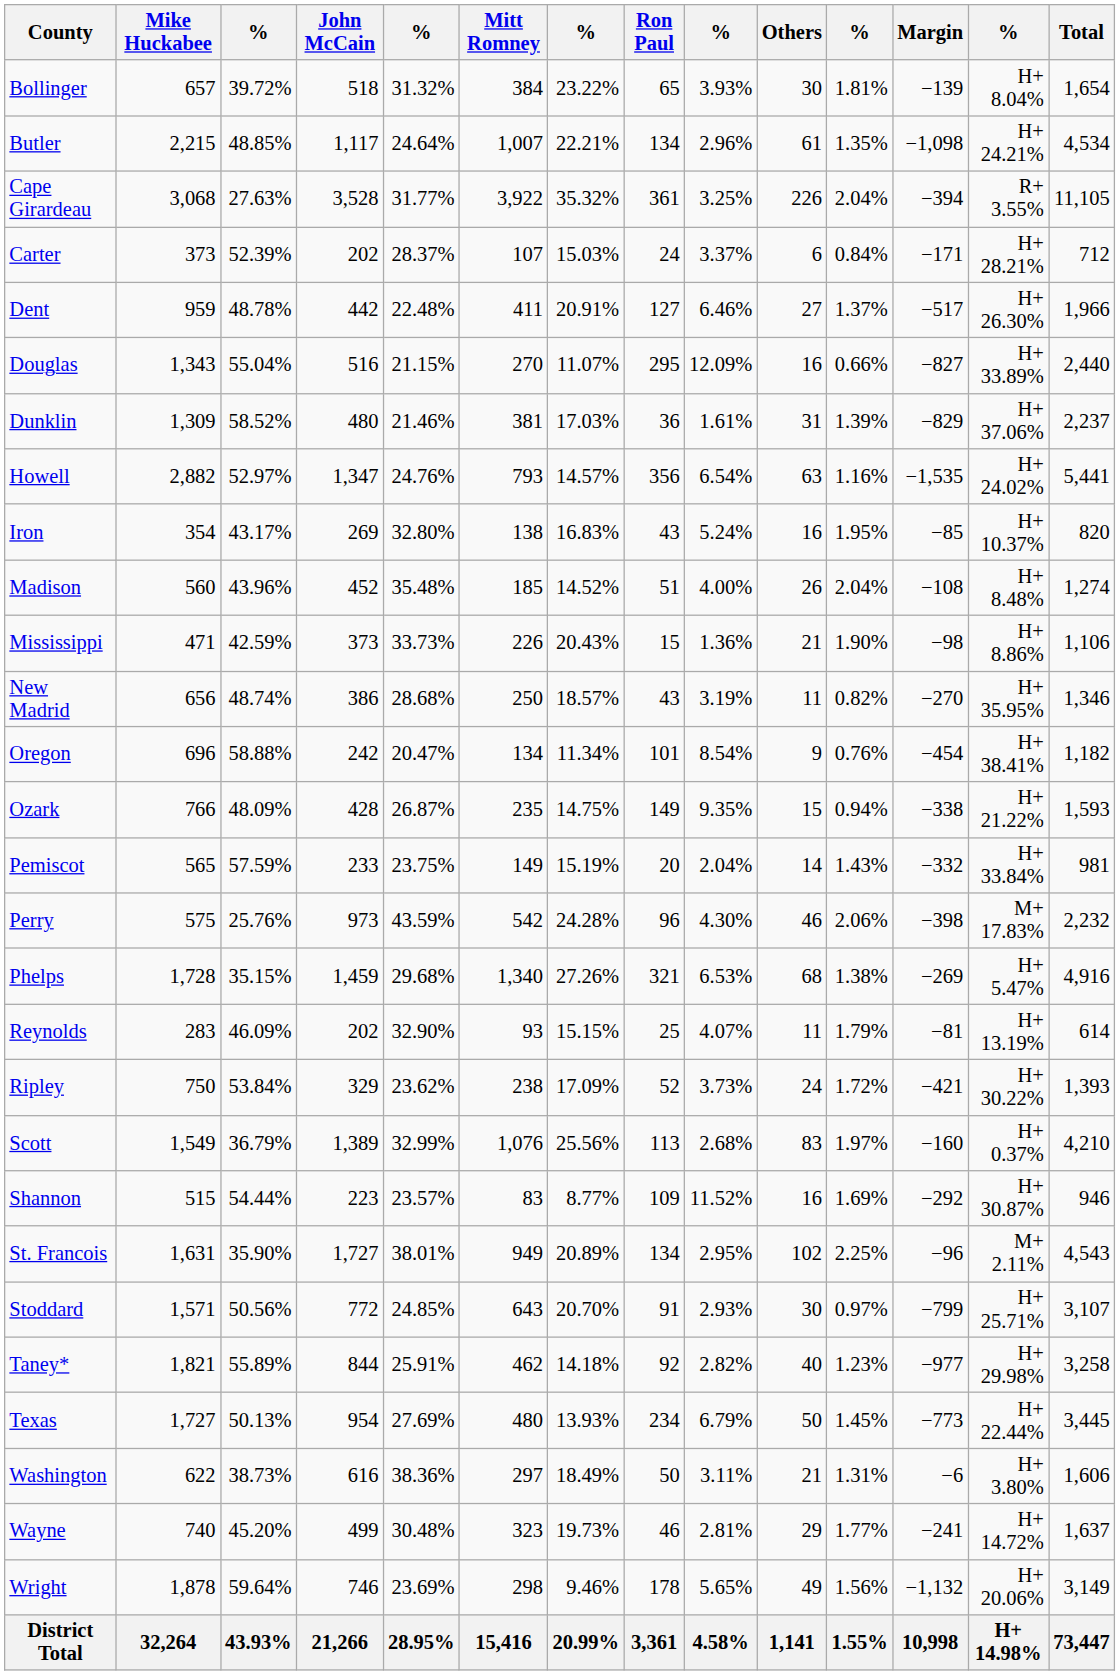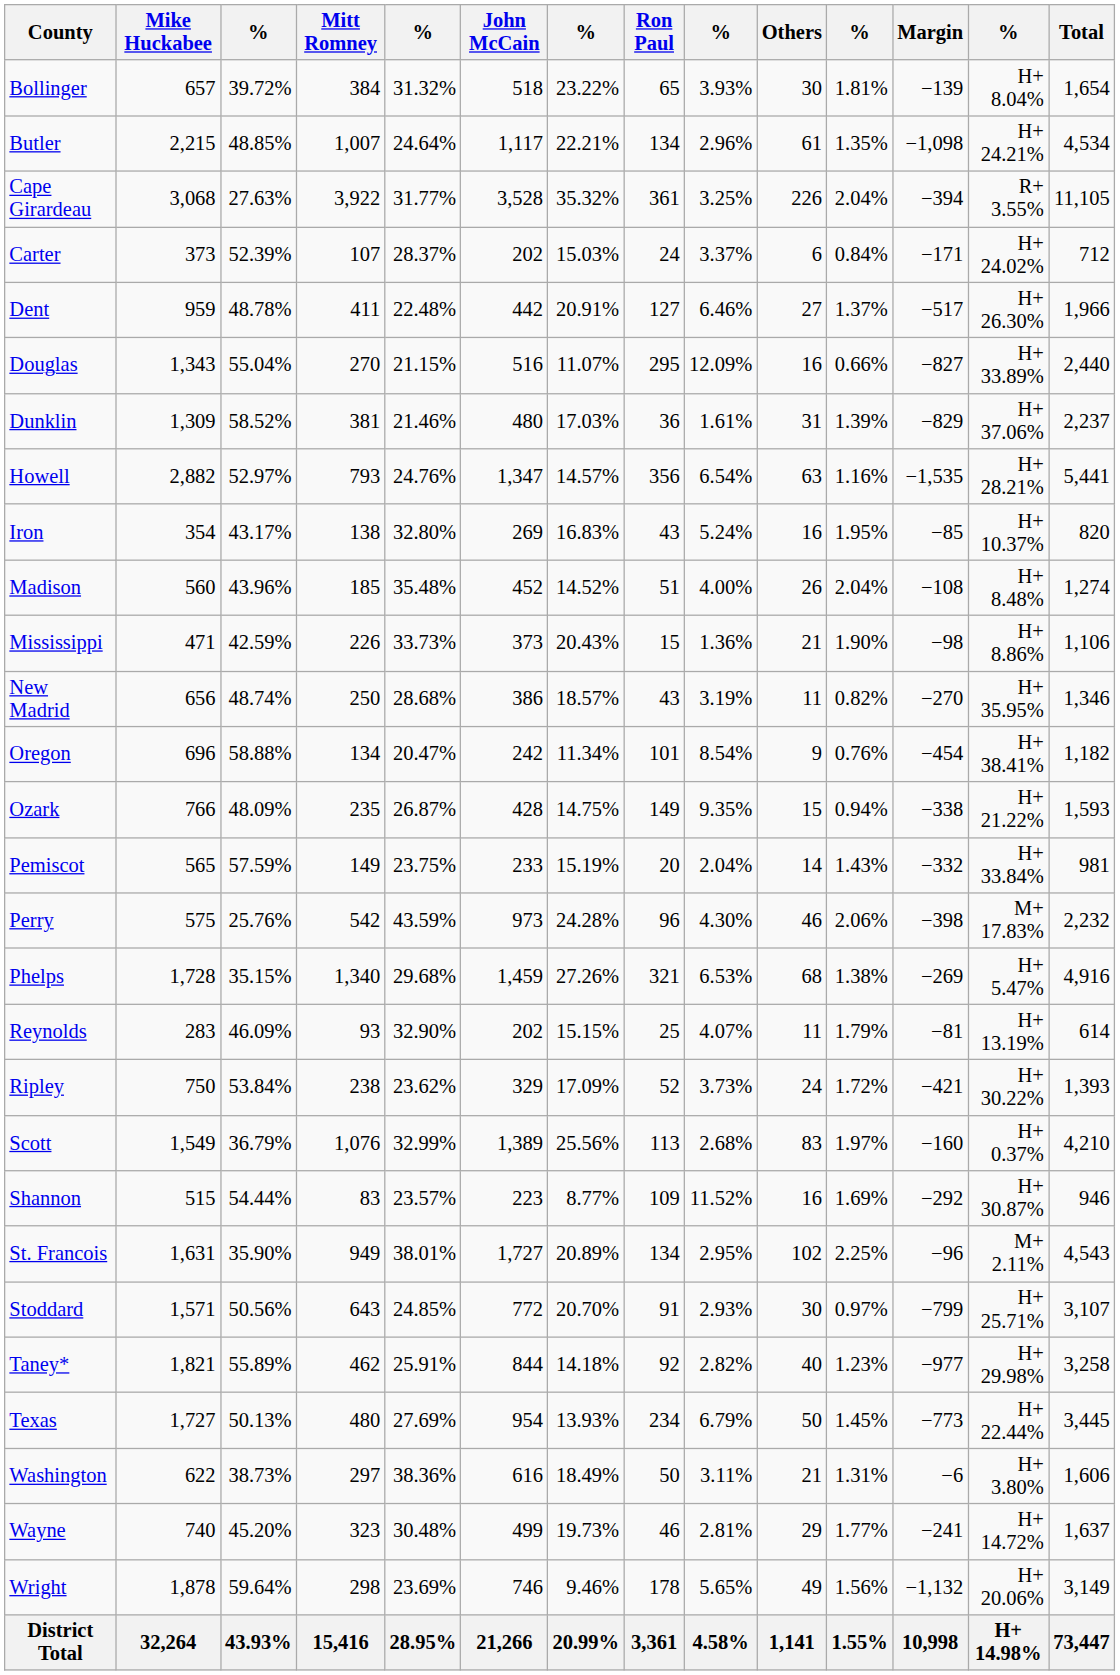columns swapped: (340, 32) <-> (504, 32)
(1012, 254) H+ 28.21% -> (1012, 254) H+ 24.02%
(1012, 476) H+ 24.02% -> (1012, 476) H+ 28.21%
